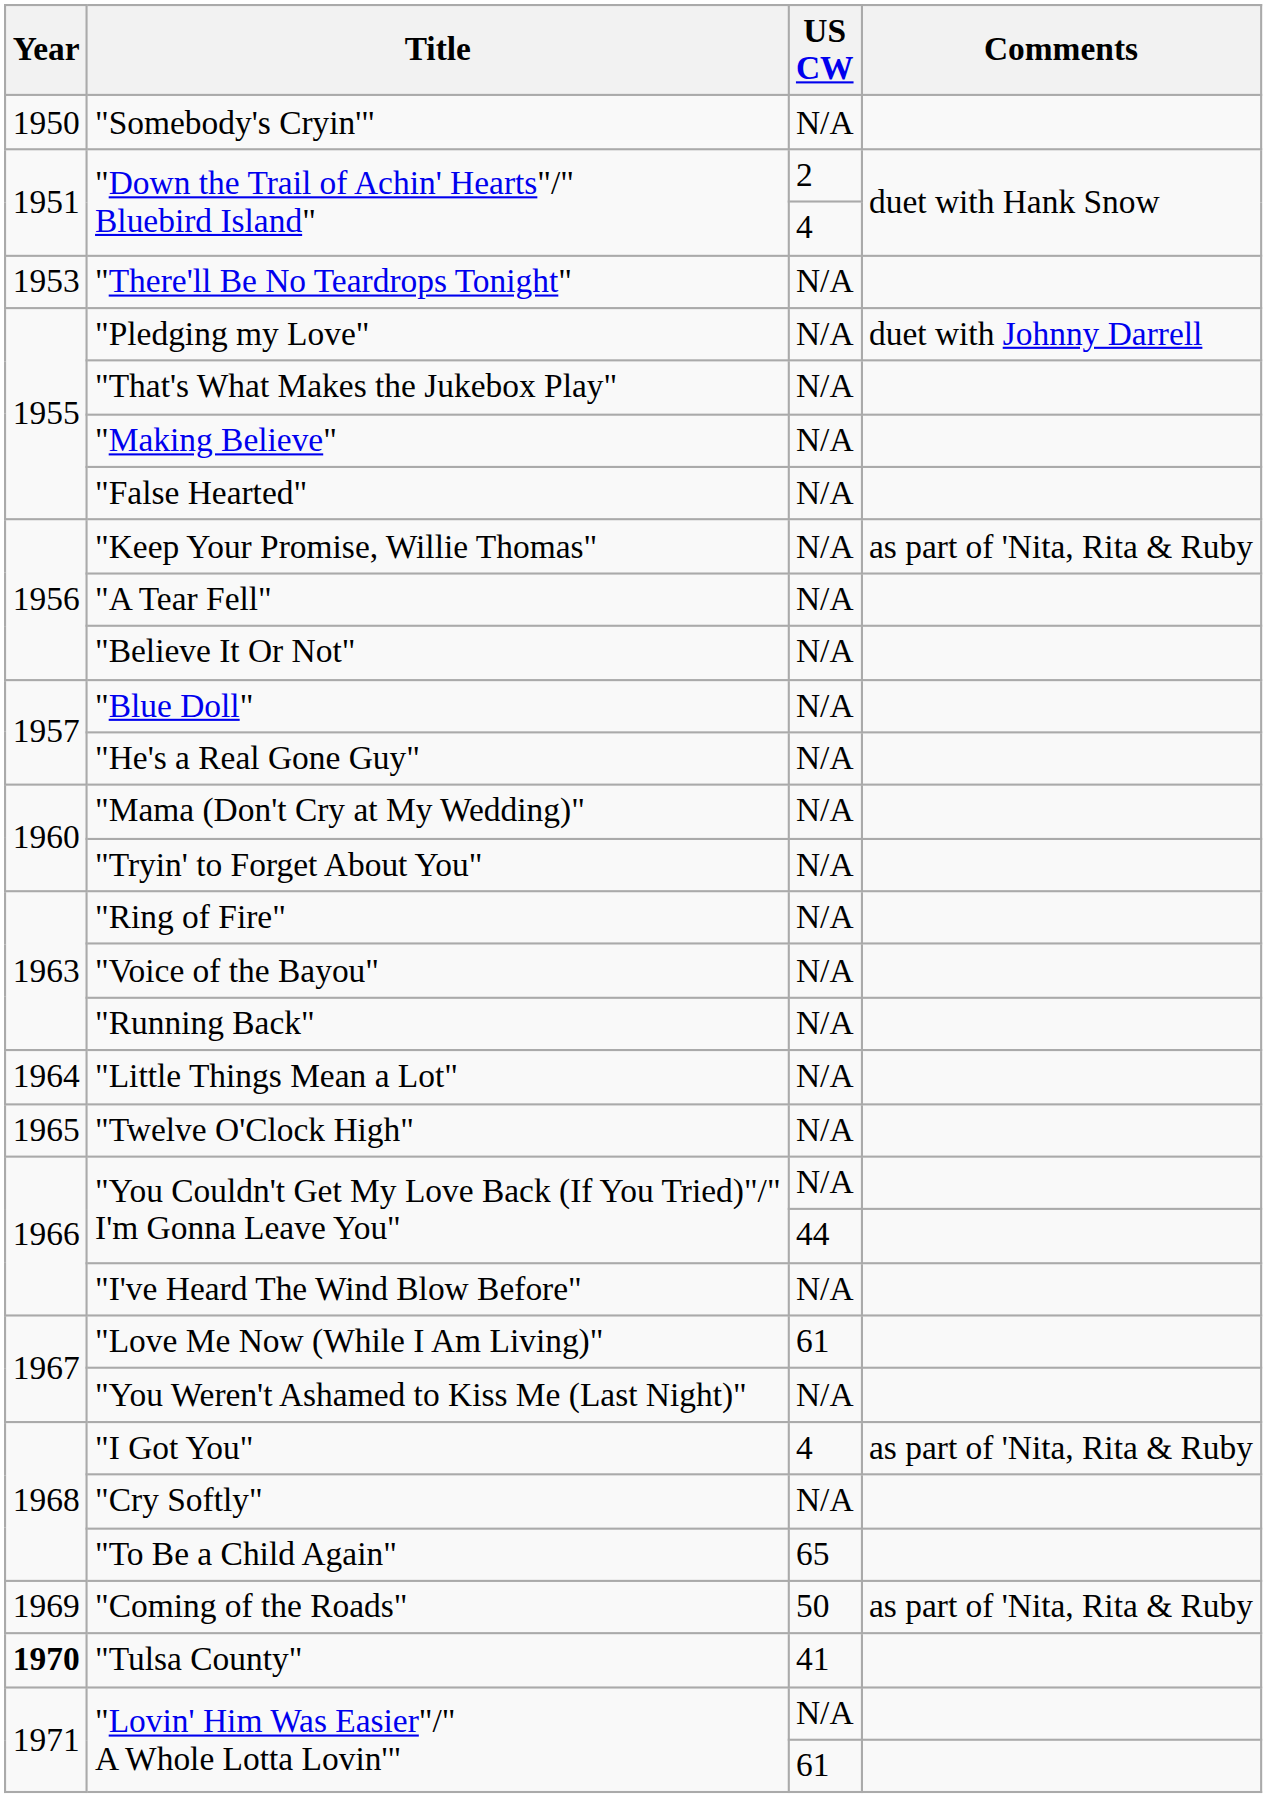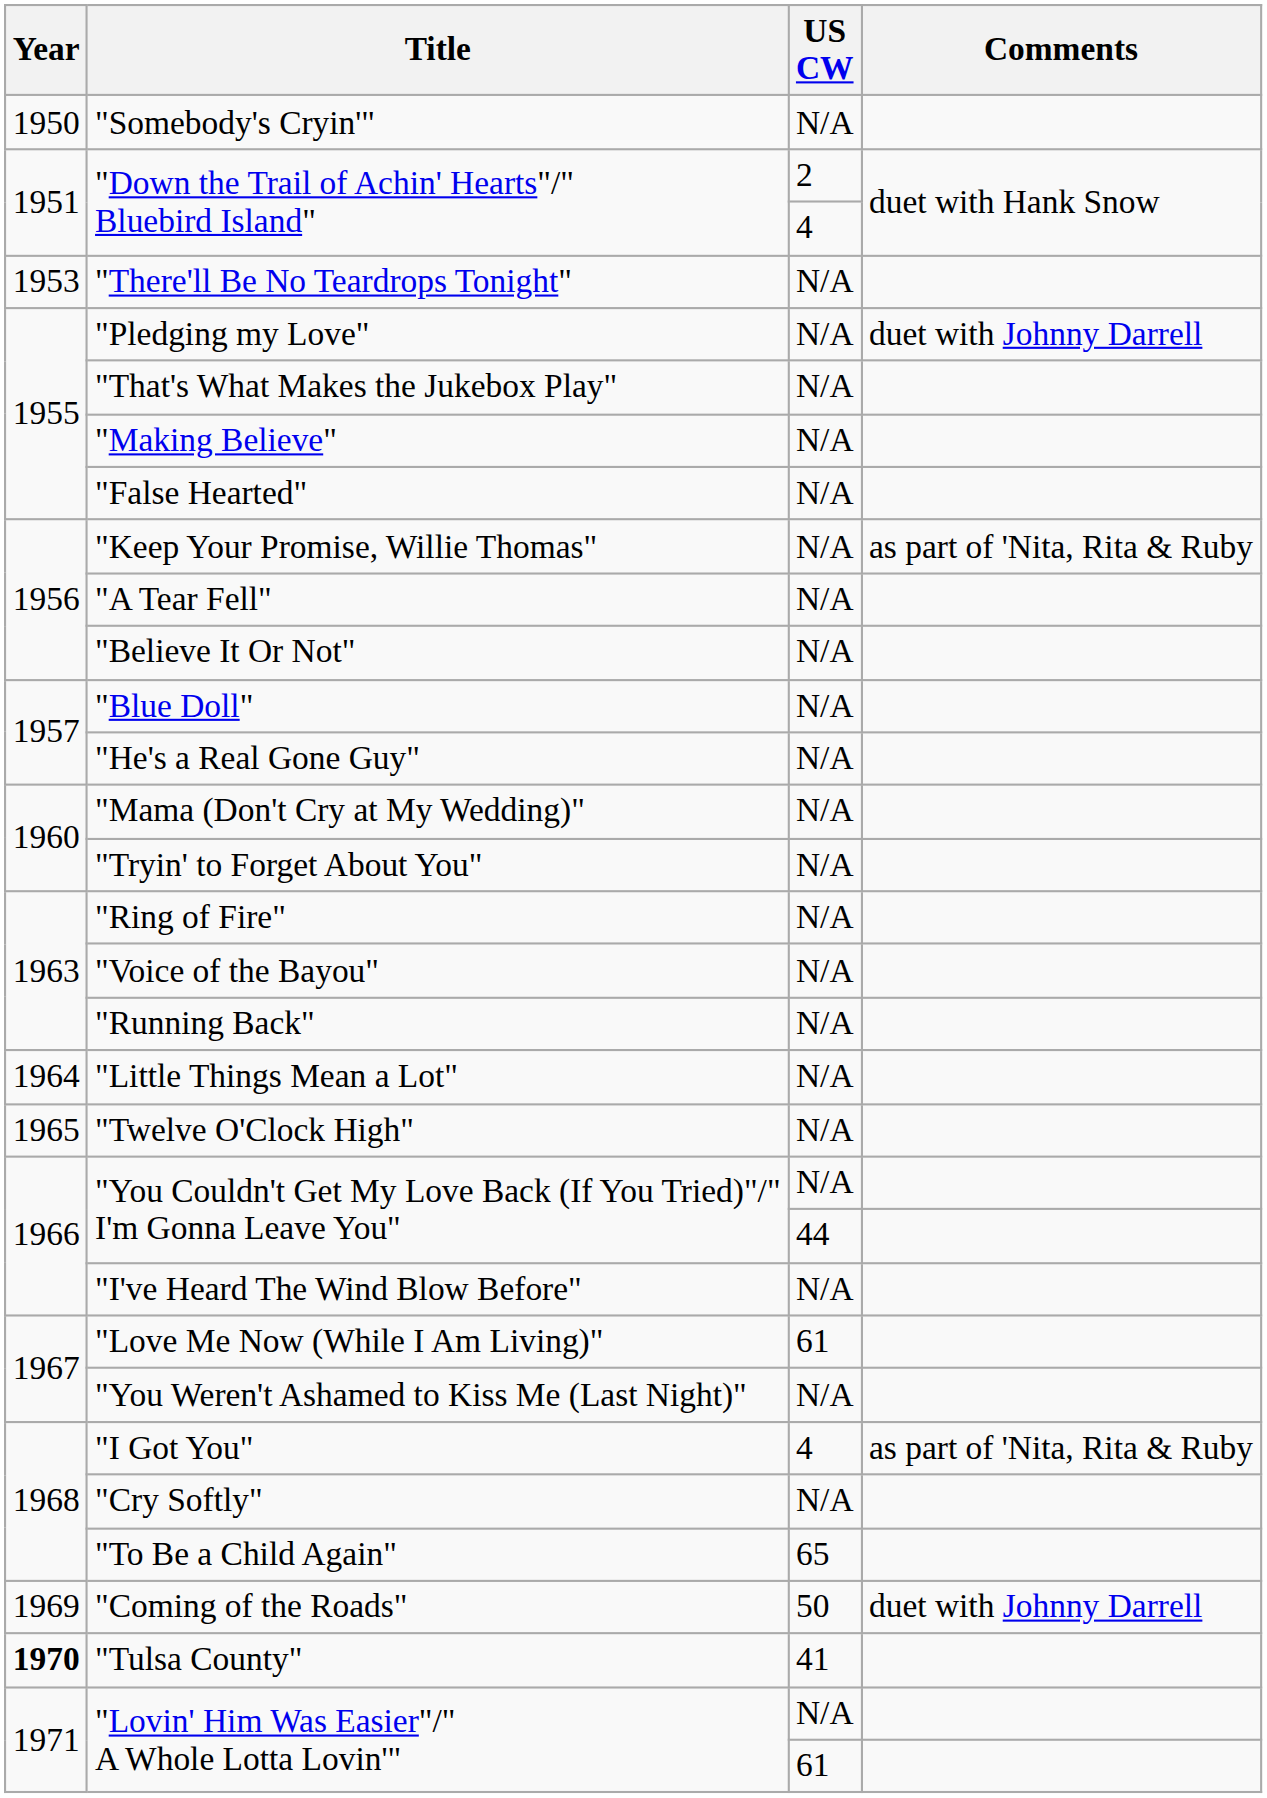(1061, 1606) as part of 'Nita, Rita & Ruby -> (1036, 1606) duet with Johnny Darrell
